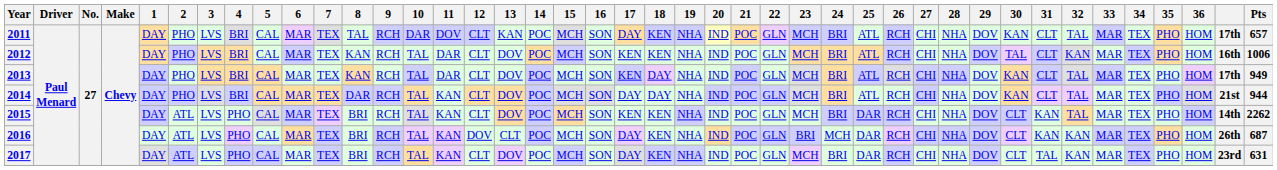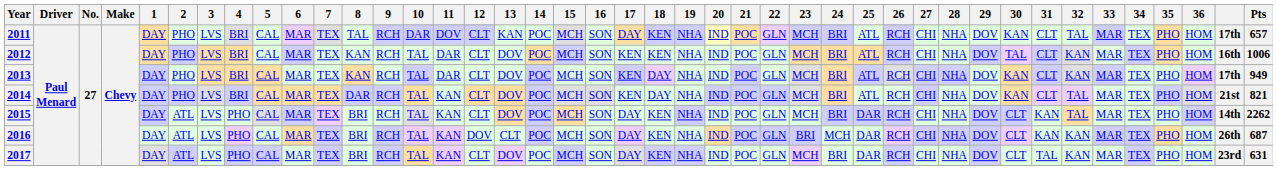(1078, 75) TAL -> (1078, 75) KAN
(630, 95) DAY -> (630, 95) KEN
(1258, 95) 944 -> (1258, 95) 821
(630, 115) KEN -> (630, 115) DAY
